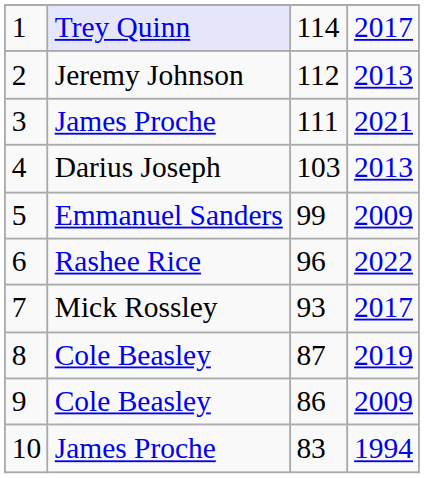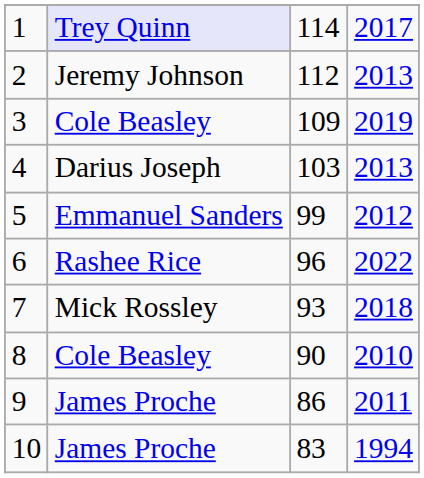(135, 121) James Proche -> (133, 121) Cole Beasley
(317, 121) 111 -> (318, 121) 109
(384, 121) 2021 -> (384, 121) 2019
(384, 214) 2009 -> (384, 214) 2012
(384, 307) 2017 -> (384, 307) 2018
(311, 354) 87 -> (311, 354) 90
(384, 354) 2019 -> (384, 354) 2010
(133, 401) Cole Beasley -> (135, 401) James Proche
(384, 401) 2009 -> (383, 401) 2011
